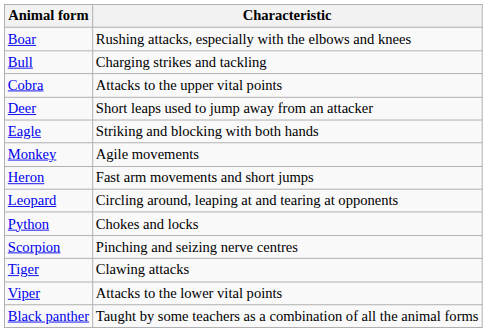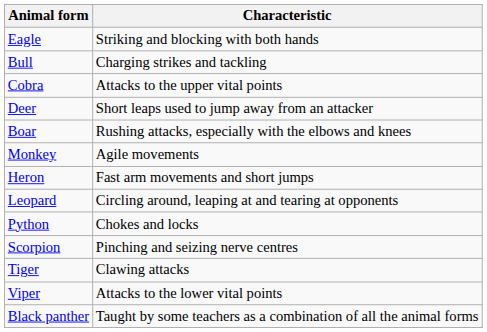rows swapped: (22, 39) <-> (24, 131)
